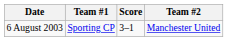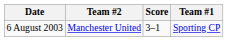columns swapped: (91, 12) <-> (184, 12)
